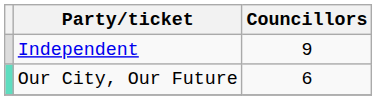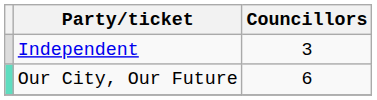(307, 50) 9 -> (307, 50) 3
